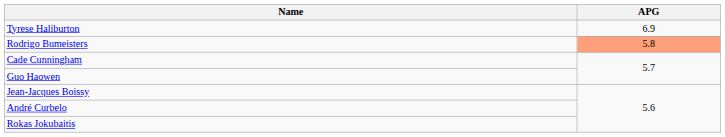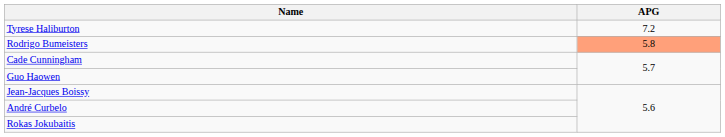(649, 28) 6.9 -> (649, 28) 7.2
